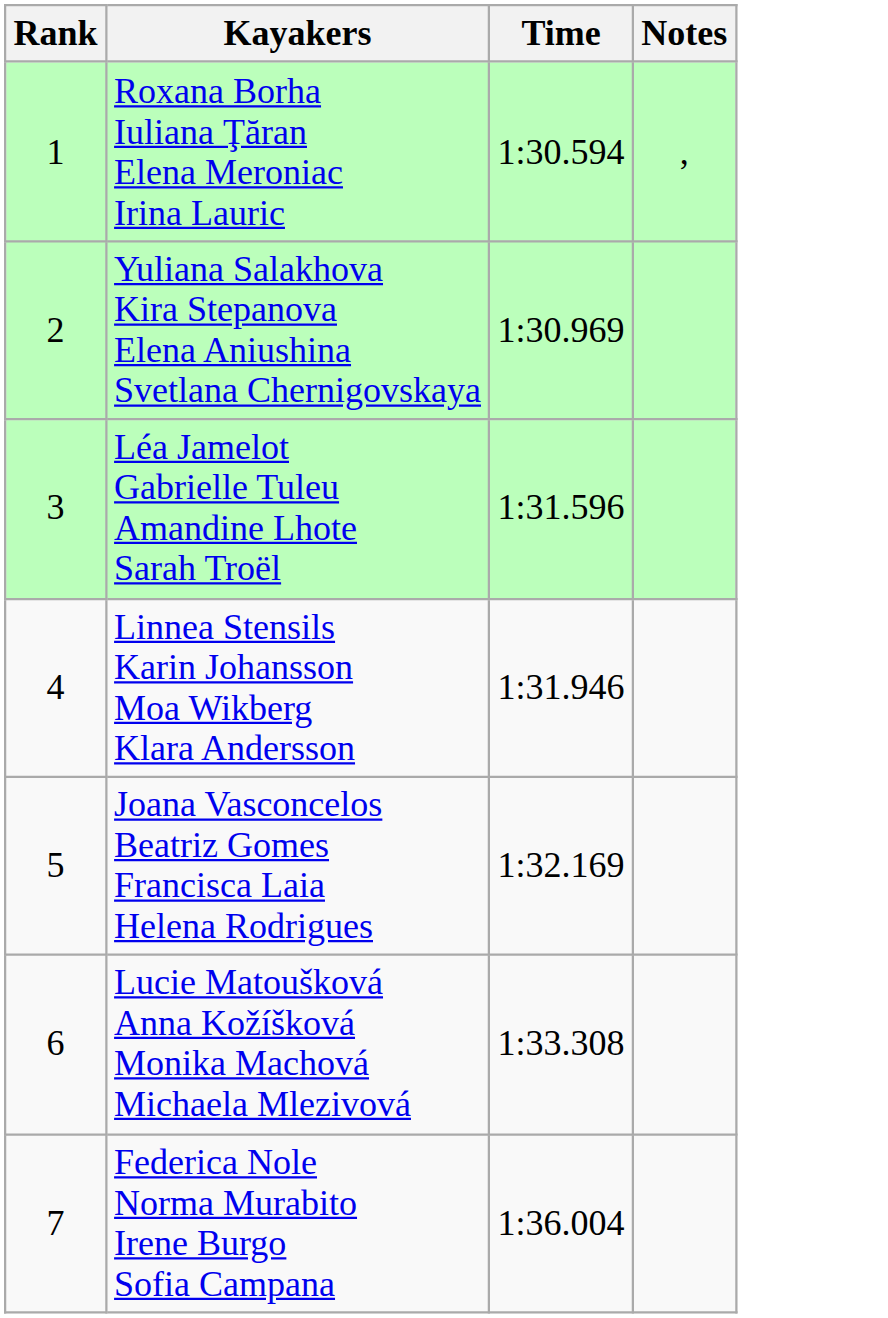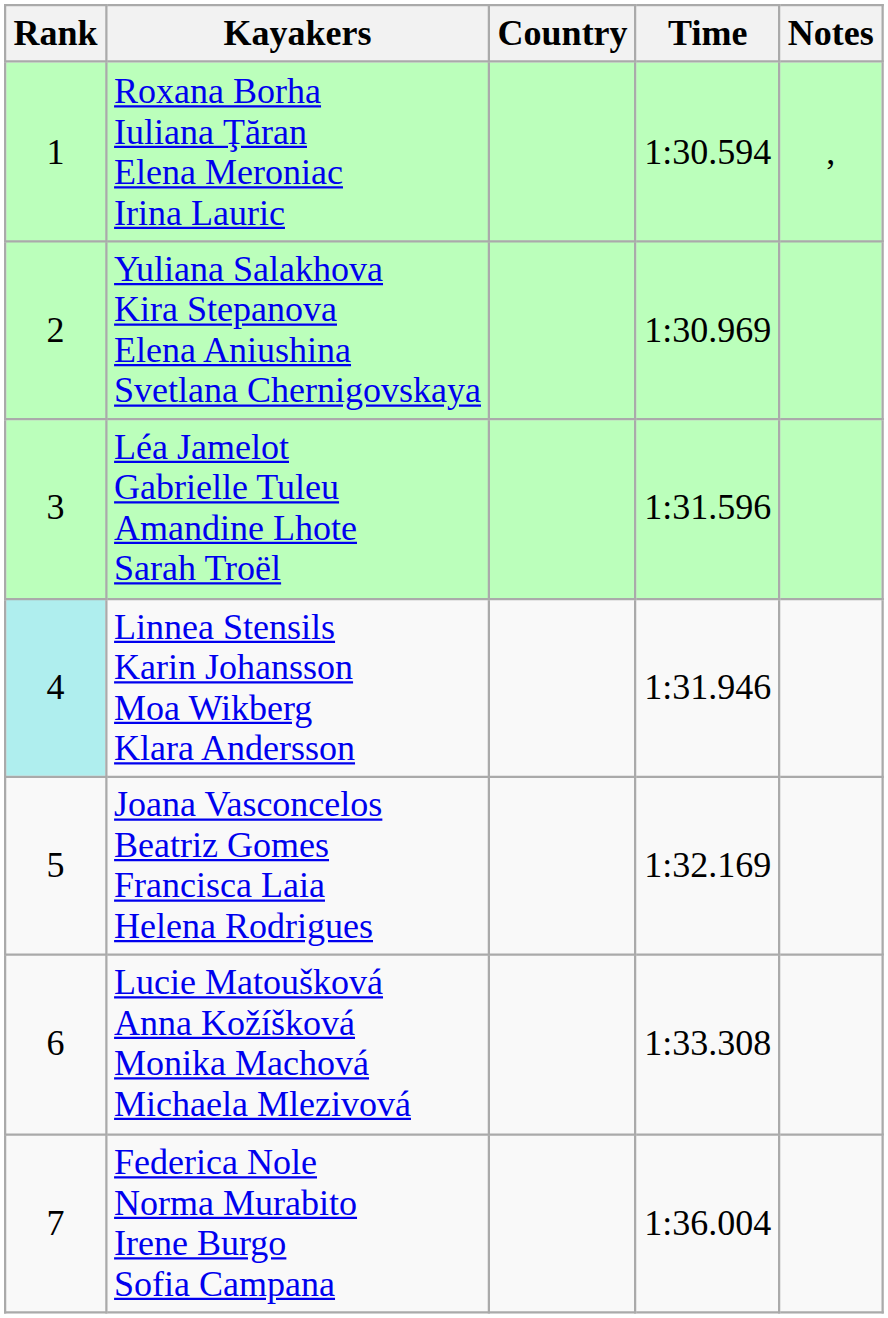+ column: (563, 33)
(55, 686) no background -> (55, 686) paleturquoise background
